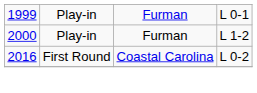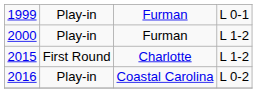+ row: (22, 56)
(77, 56) First Round -> (77, 77) Play-in
